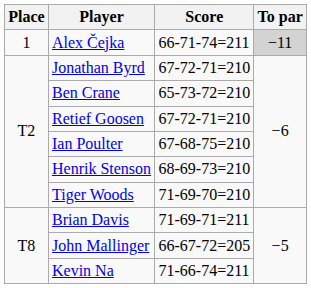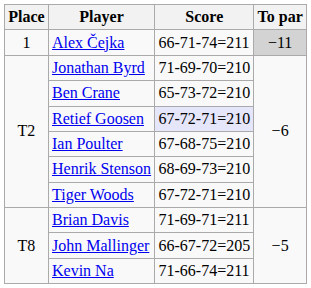(204, 67) 67-72-71=210 -> (204, 67) 71-69-70=210
(204, 118) no background -> (204, 118) lavender background
(204, 194) 71-69-70=210 -> (204, 194) 67-72-71=210
